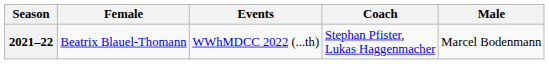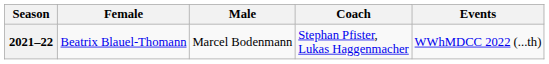columns swapped: (491, 14) <-> (256, 14)
